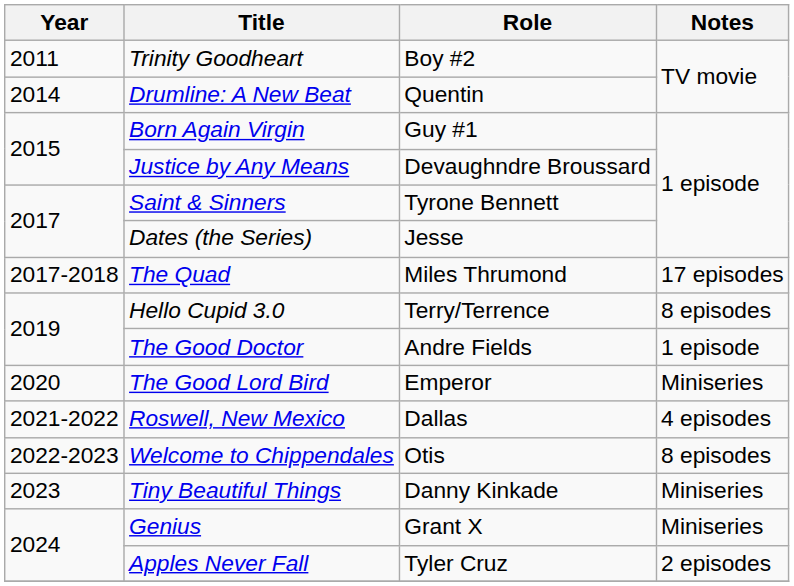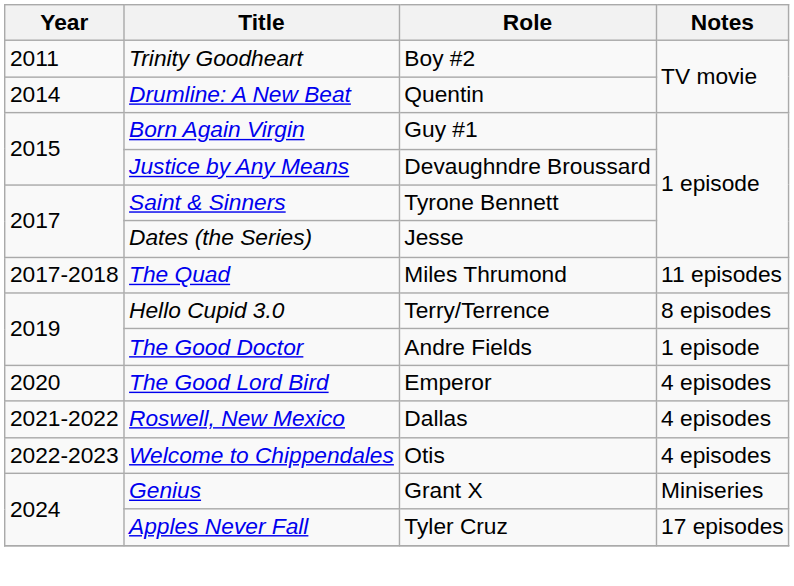(722, 274) 17 episodes -> (722, 274) 11 episodes
(712, 382) Miniseries -> (716, 382) 4 episodes
(716, 454) 8 episodes -> (716, 454) 4 episodes
- row: (235, 490)
(716, 563) 2 episodes -> (722, 526) 17 episodes
